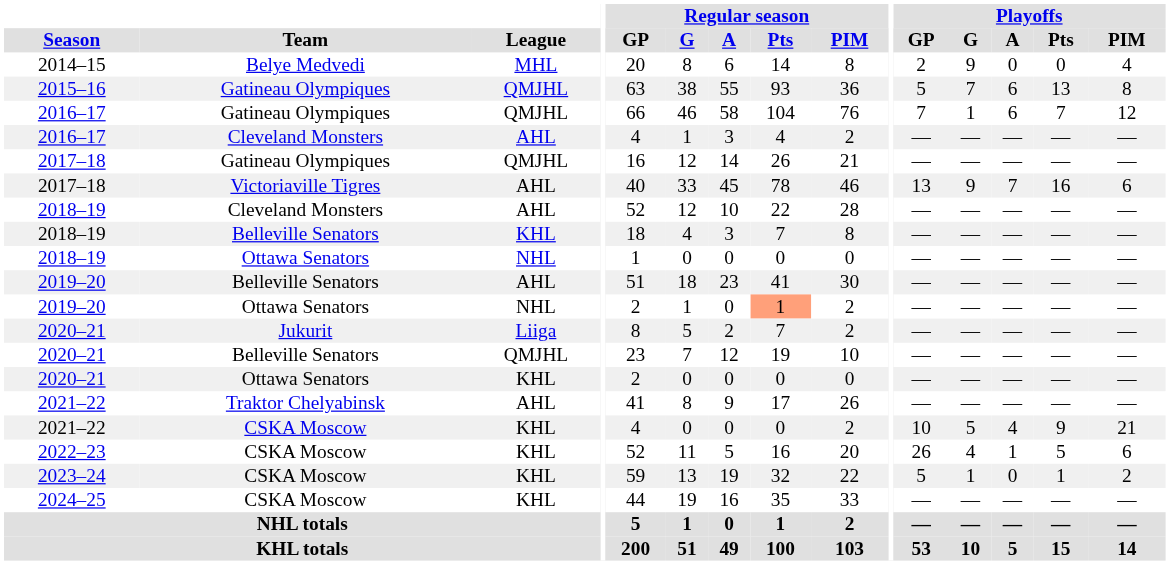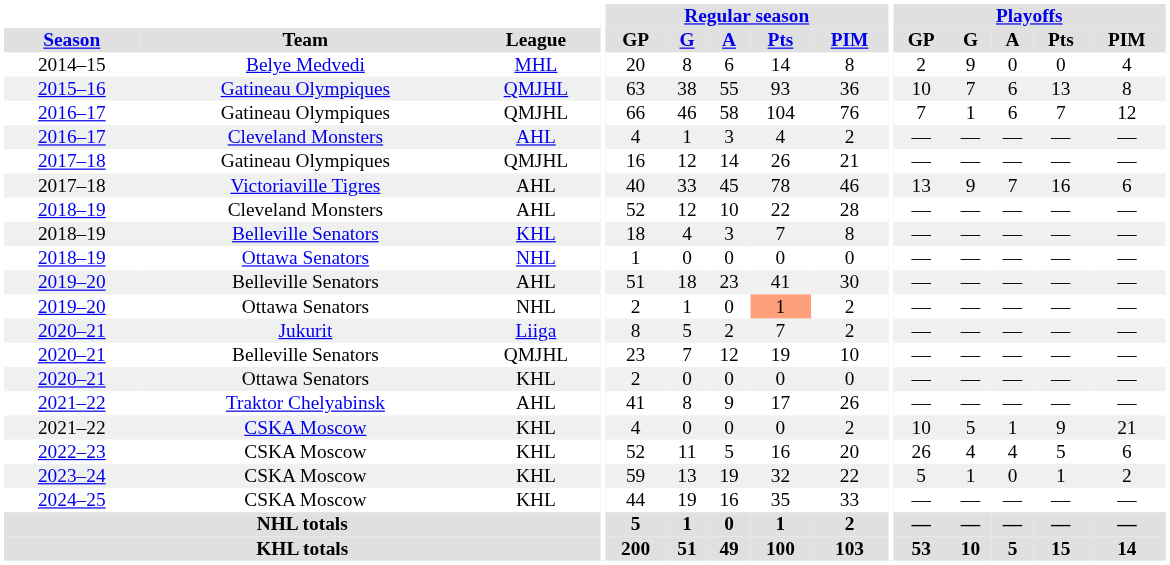(921, 88) 5 -> (921, 88) 10
(1013, 427) 4 -> (1013, 427) 1
(1013, 451) 1 -> (1013, 451) 4
